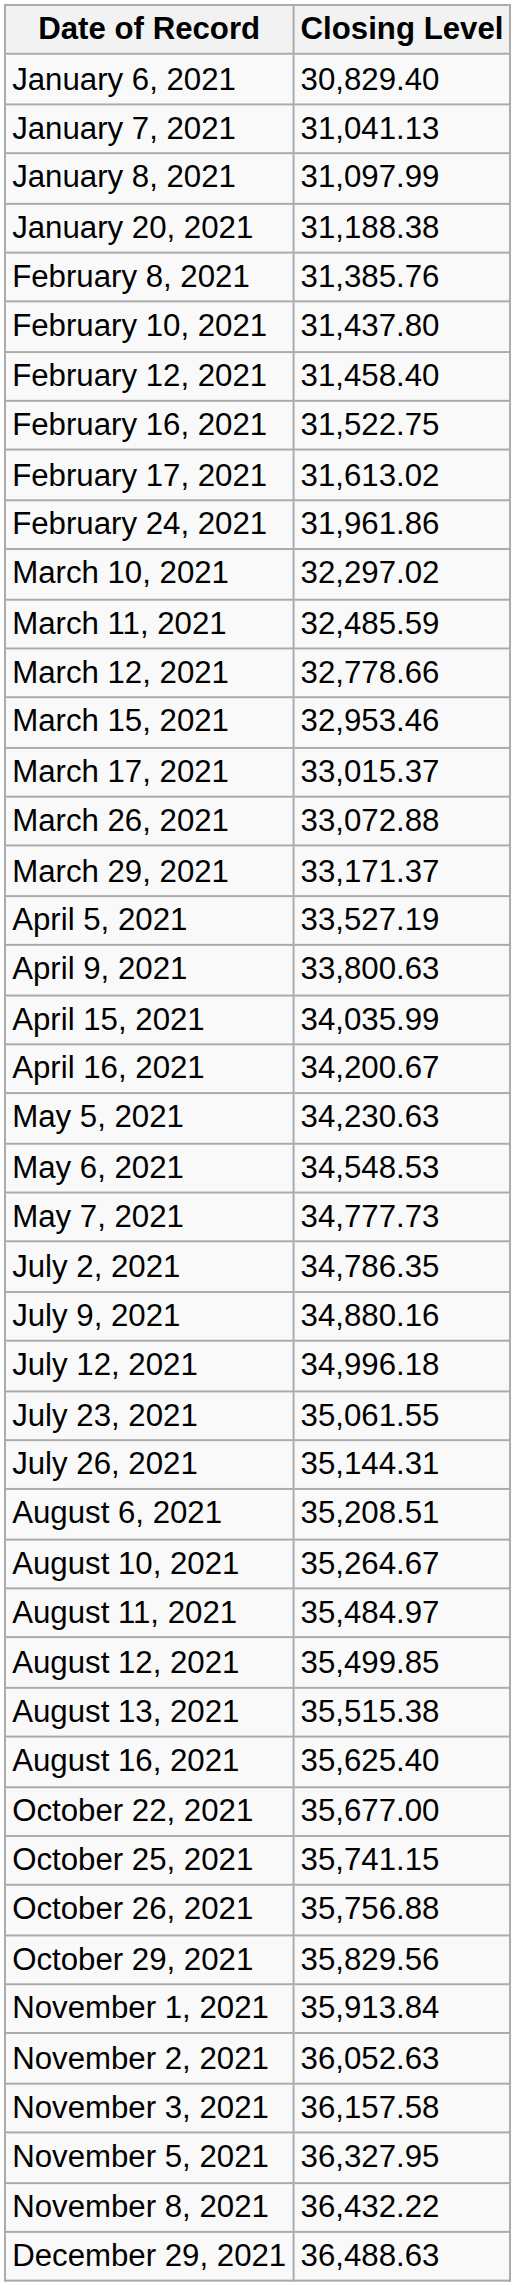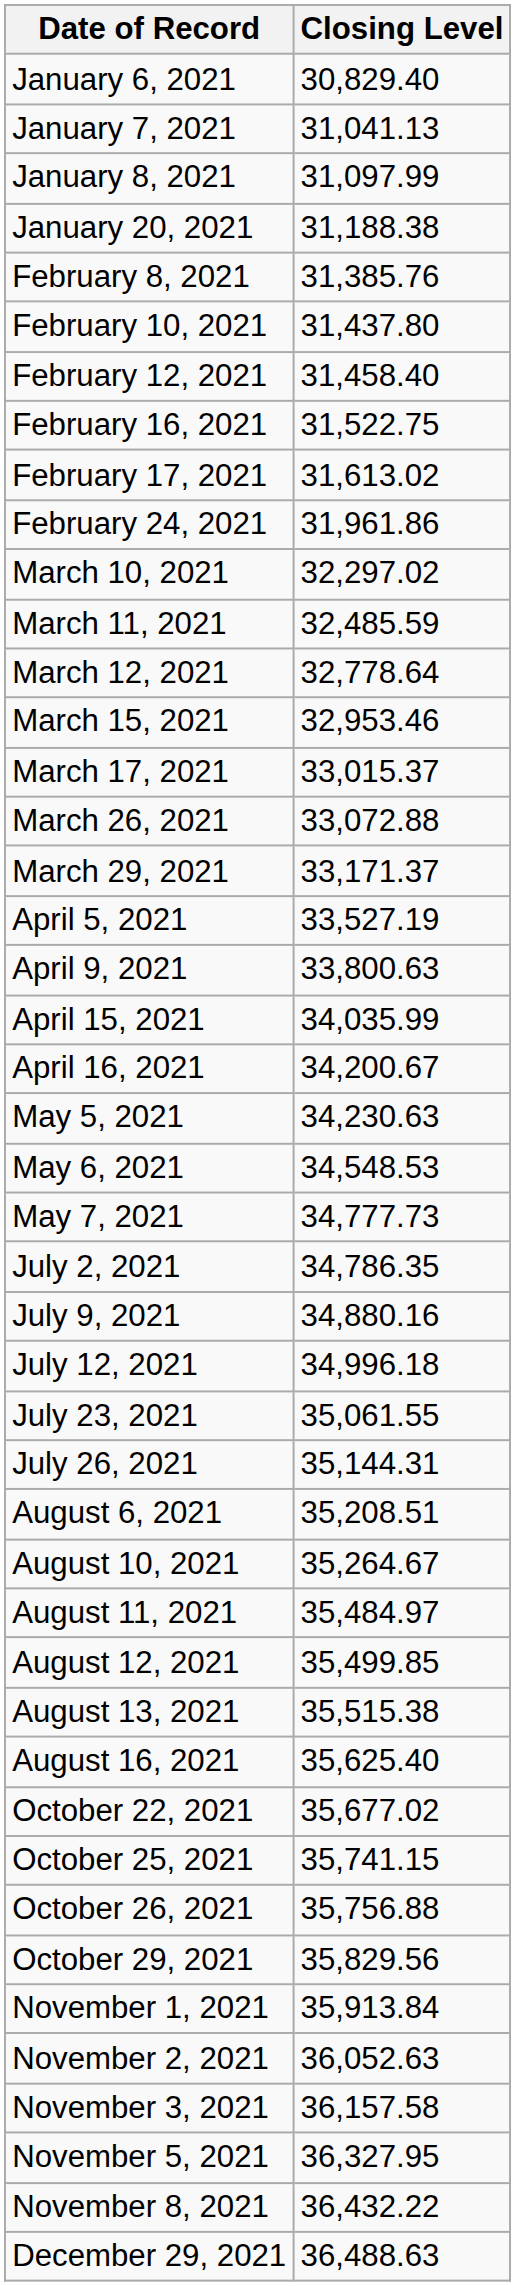(370, 672) 32,778.66 -> (370, 672) 32,778.64
(370, 1810) 35,677.00 -> (370, 1810) 35,677.02
